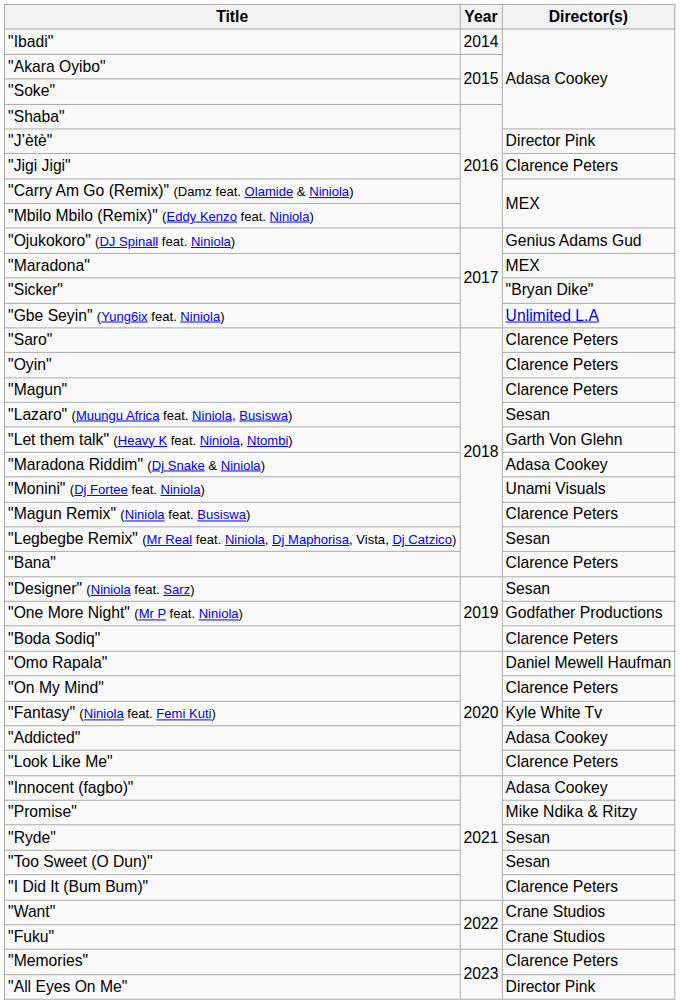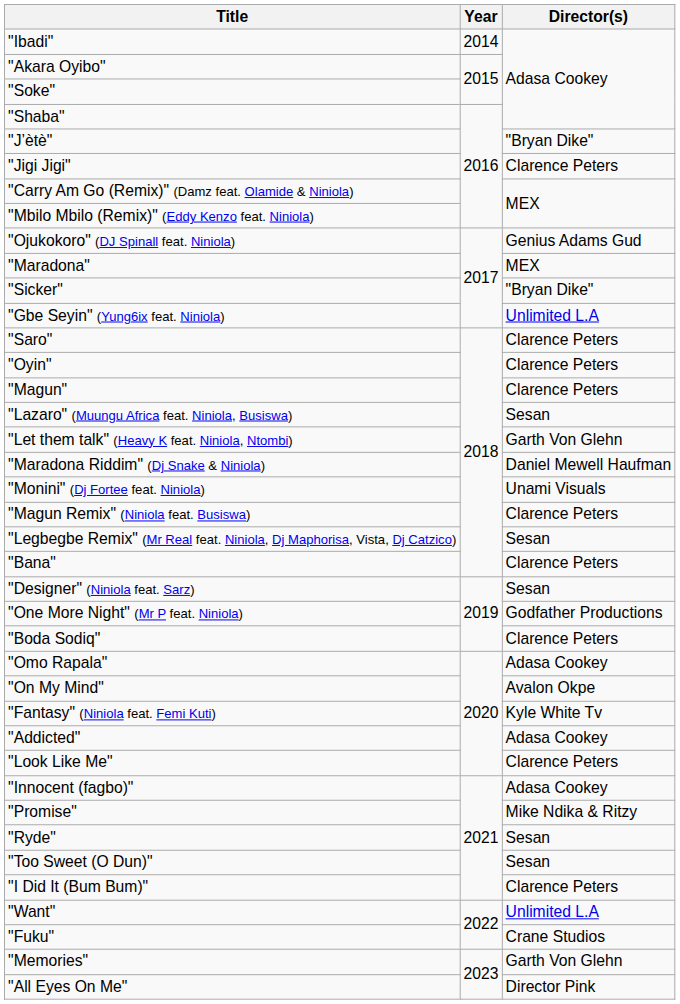(550, 141) Director Pink -> (550, 141) "Bryan Dike"
(557, 464) Adasa Cookey -> (588, 464) Daniel Mewell Haufman
(588, 663) Daniel Mewell Haufman -> (557, 663) Adasa Cookey
(562, 688) Clarence Peters -> (550, 688) Avalon Okpe
(555, 912) Crane Studios -> (552, 912) Unlimited L.A
(562, 961) Clarence Peters -> (564, 961) Garth Von Glehn
